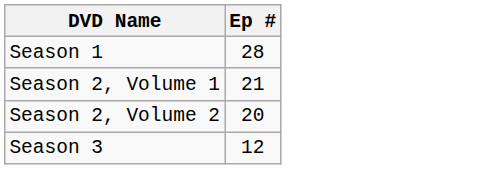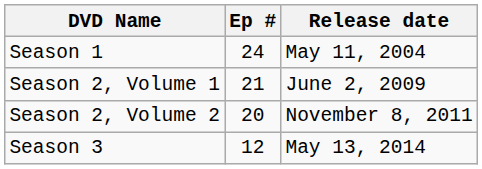+ column: (379, 21)
(253, 52) 28 -> (253, 52) 24
